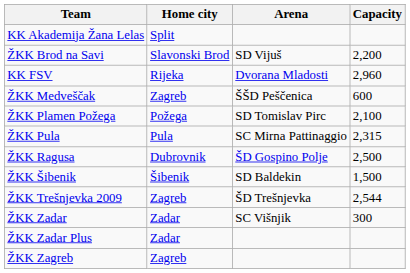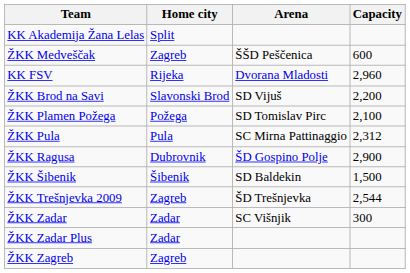rows swapped: (56, 55) <-> (51, 95)
(367, 136) 2,315 -> (367, 136) 2,312
(367, 156) 2,500 -> (367, 156) 2,900
